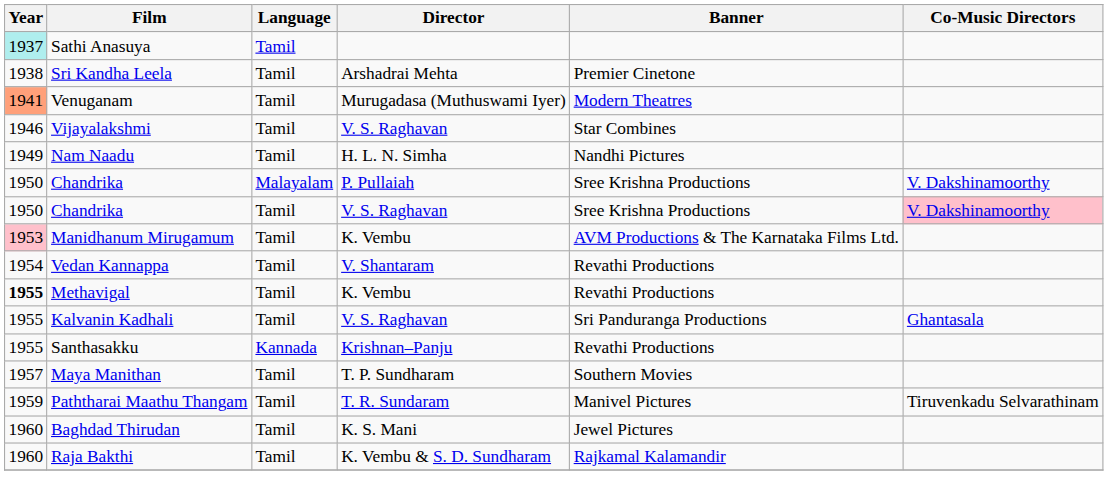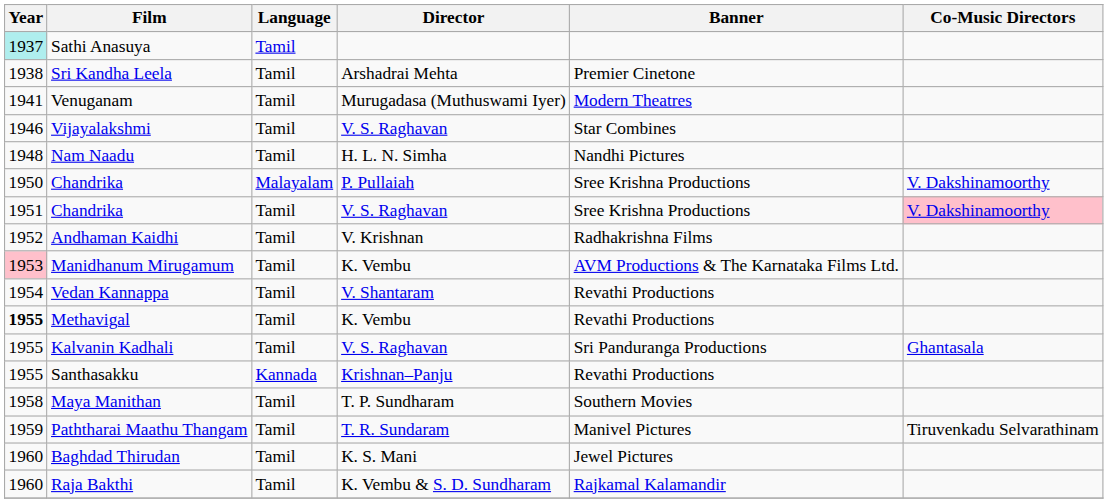(26, 100) lightsalmon background -> (26, 100) no background
(26, 155) 1949 -> (26, 155) 1948
(26, 210) 1950 -> (26, 210) 1951
+ row: (115, 237)
(26, 374) 1957 -> (26, 401) 1958
